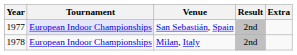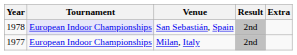(16, 27) 1977 -> (16, 27) 1978
(16, 42) 1978 -> (16, 42) 1977
